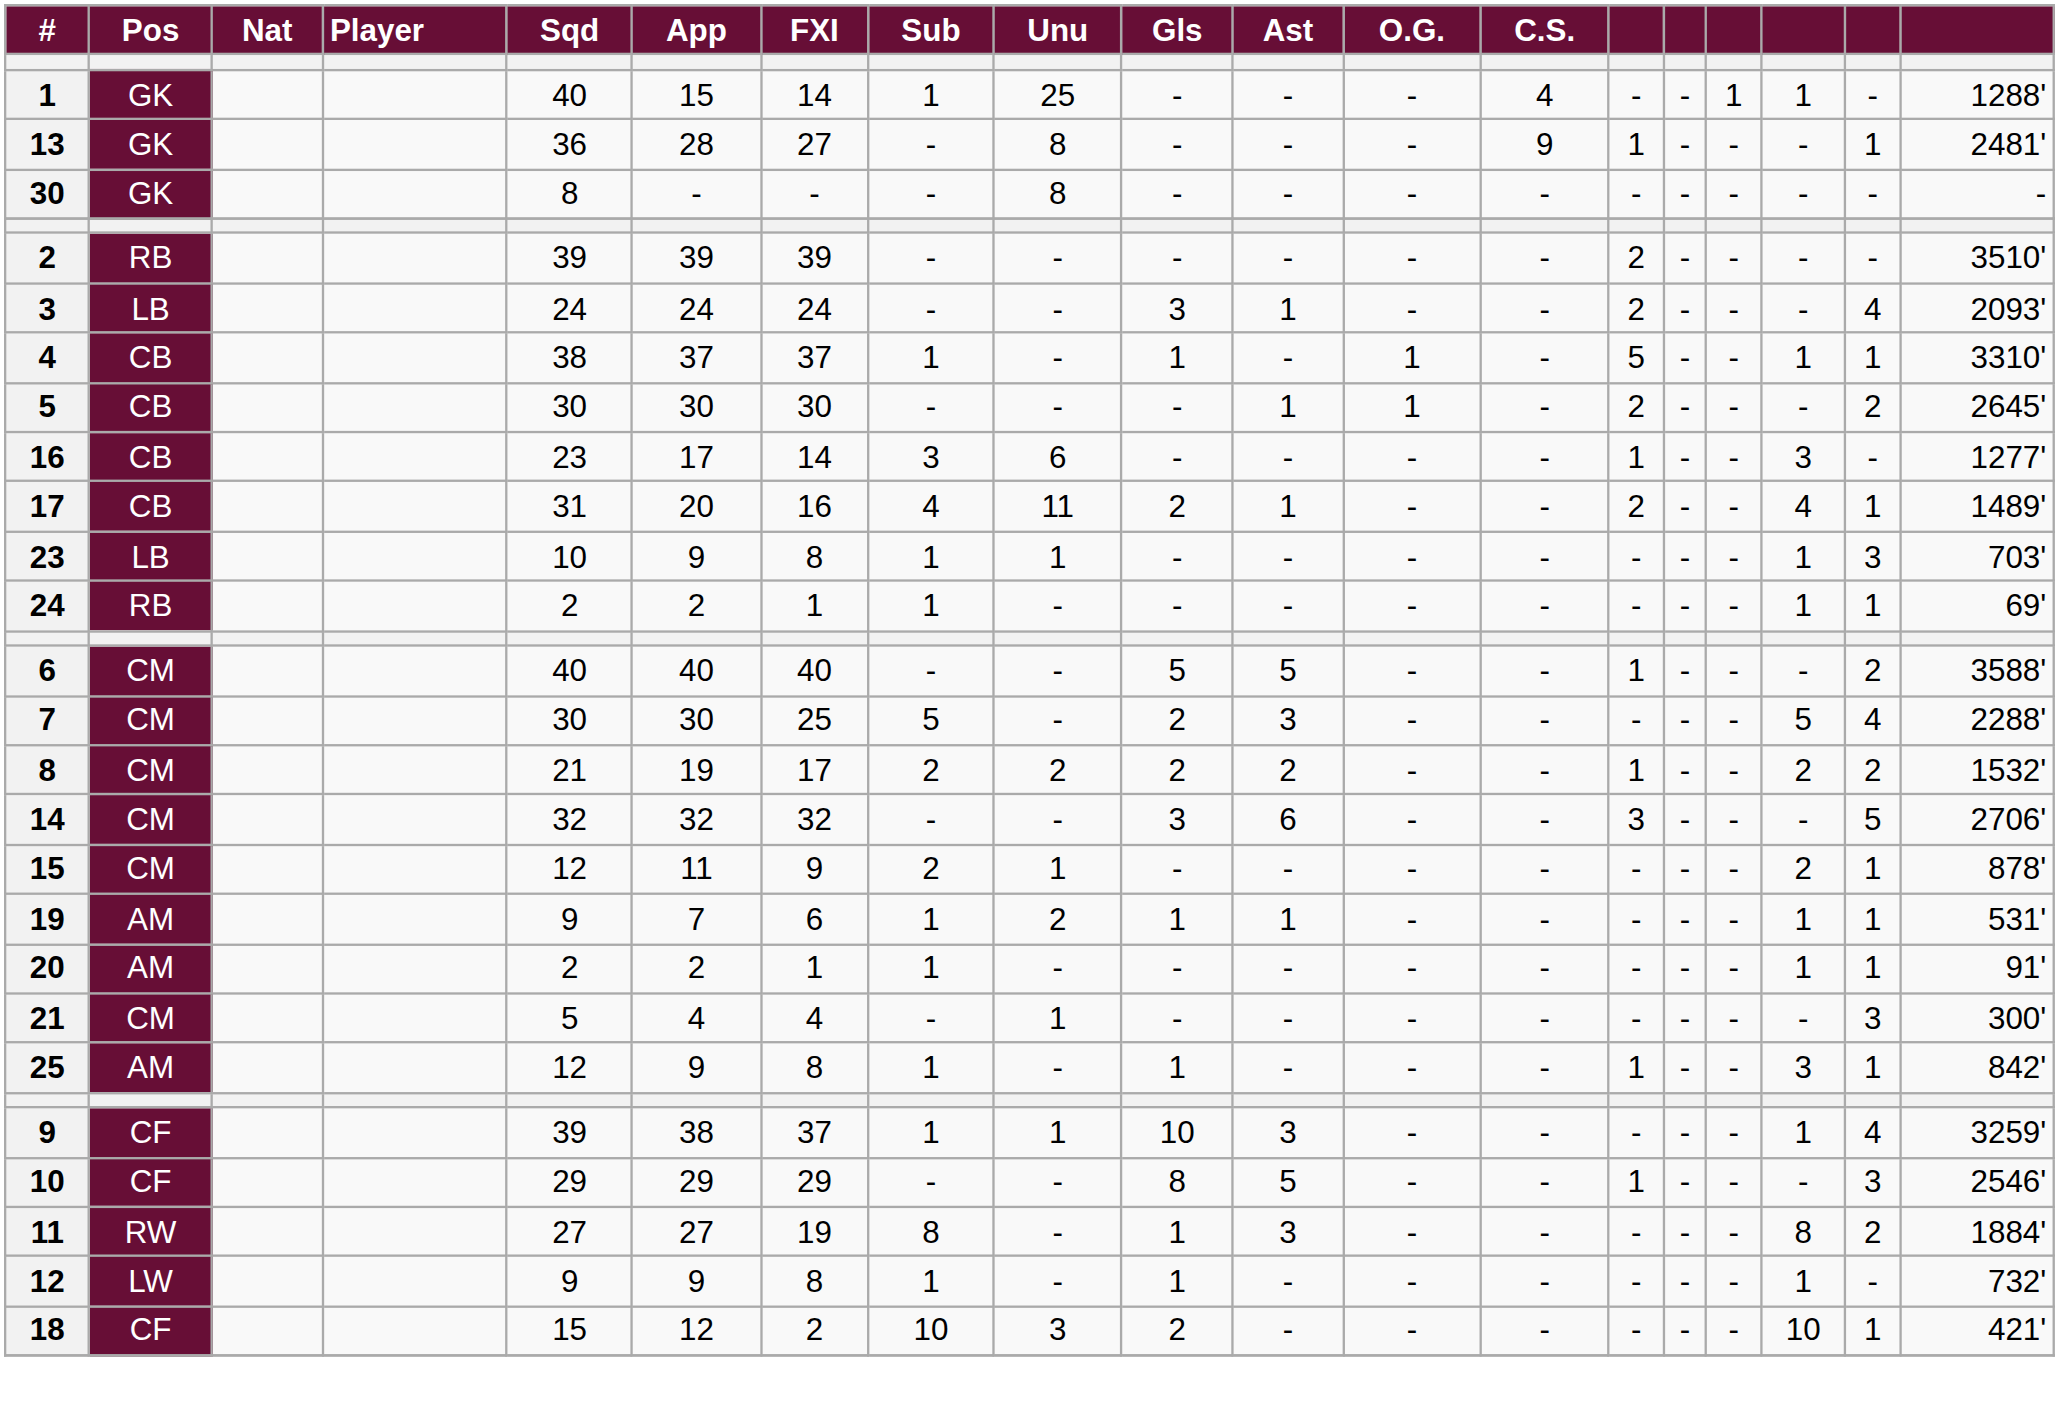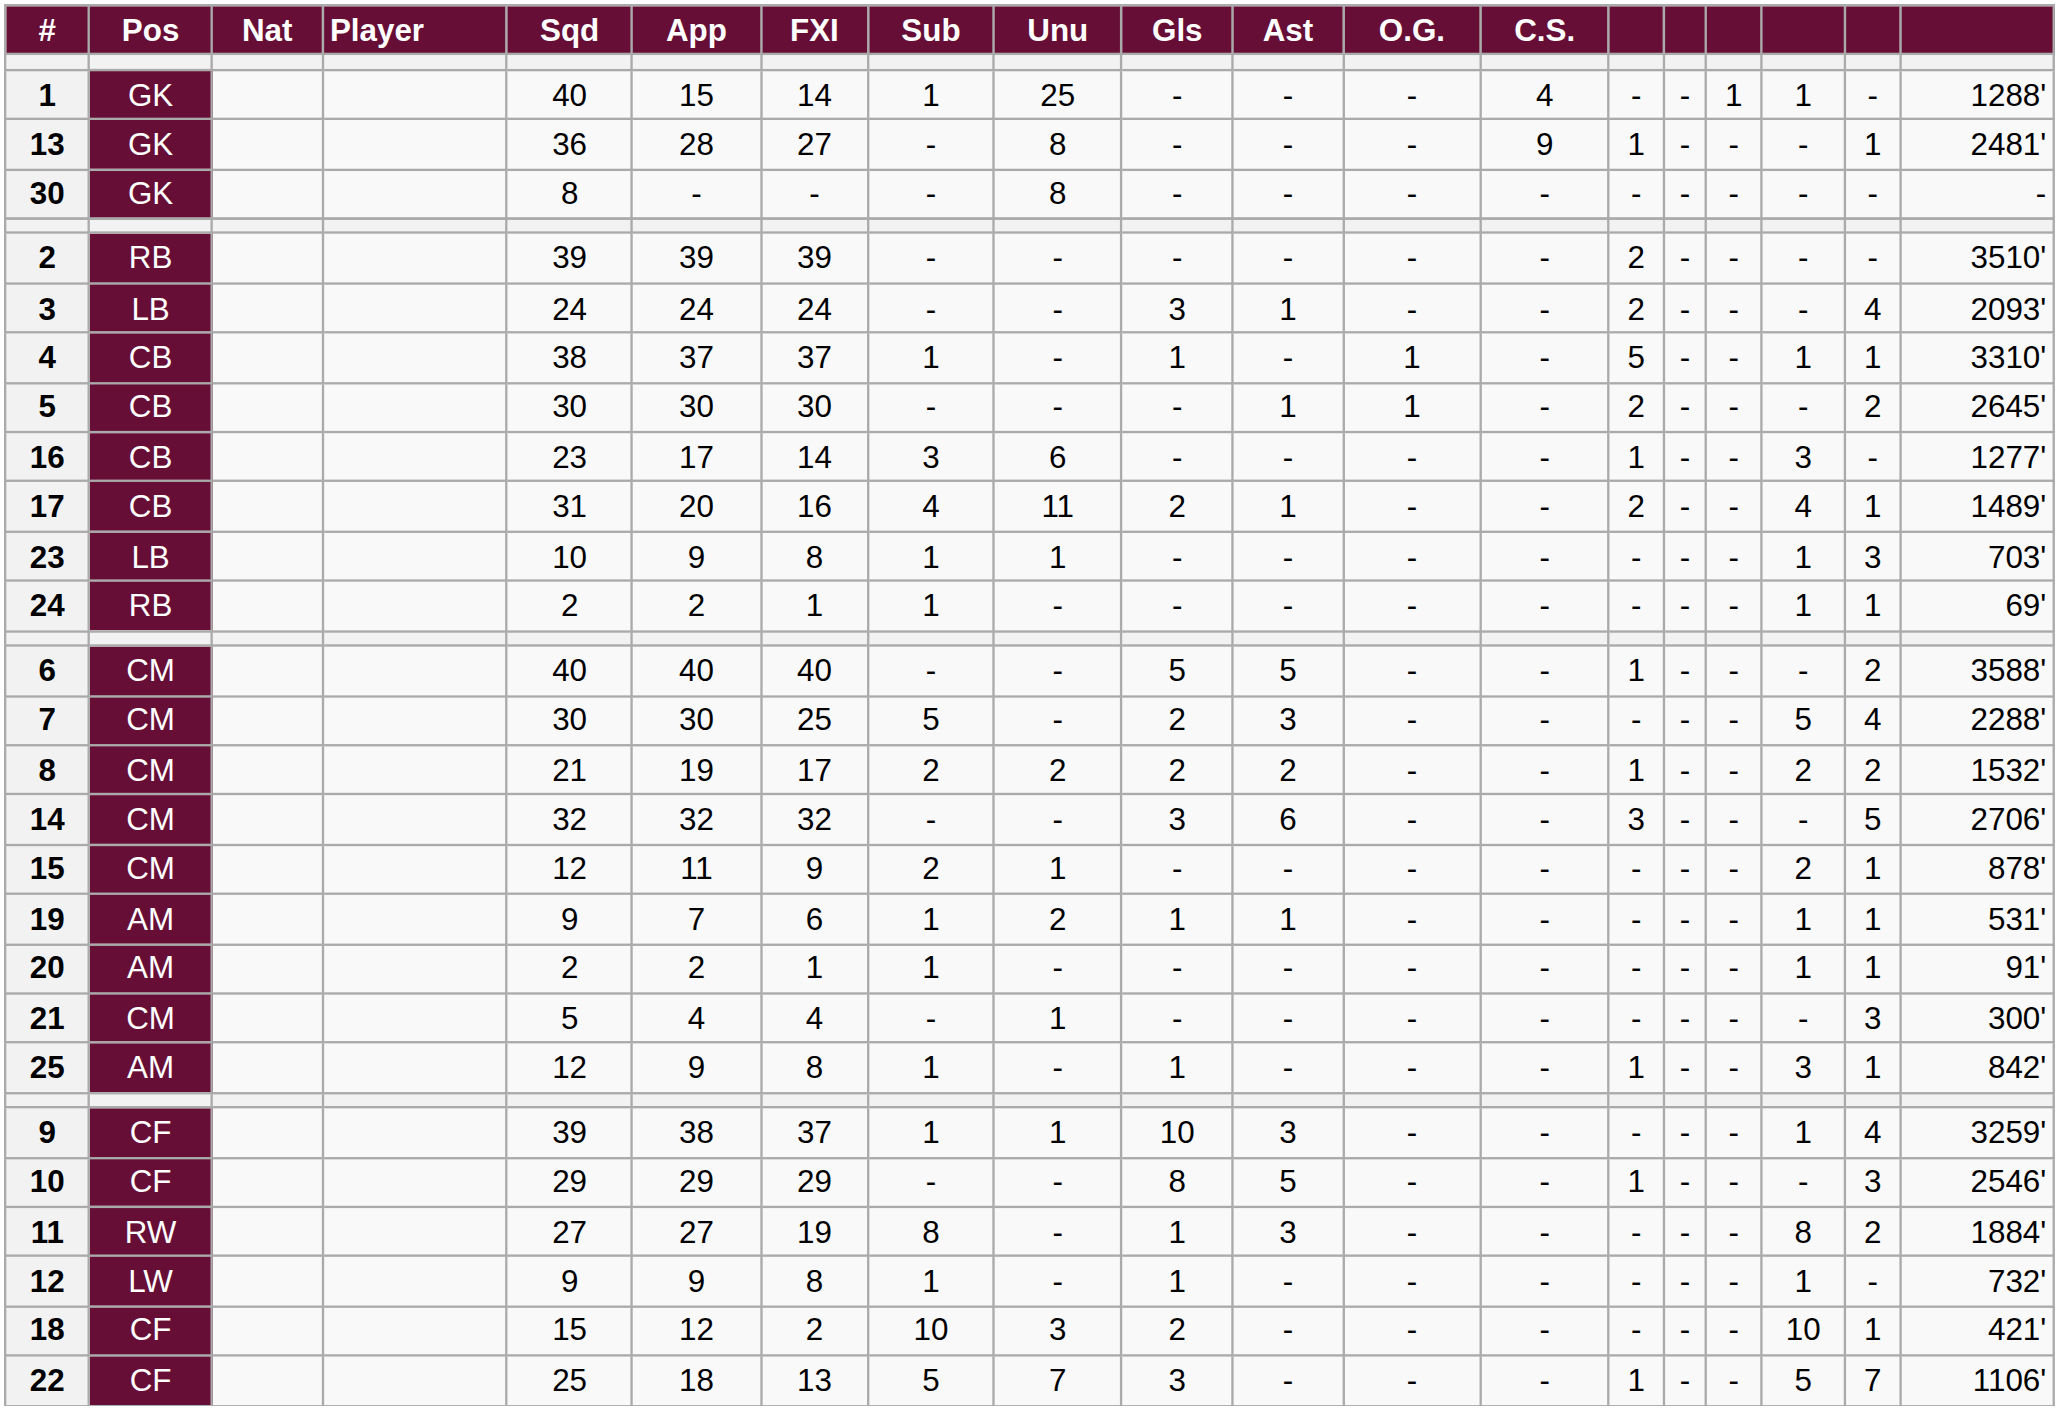+ row: (47, 1380)
